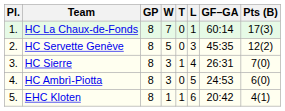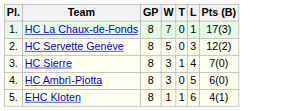- column: (220, 13)
